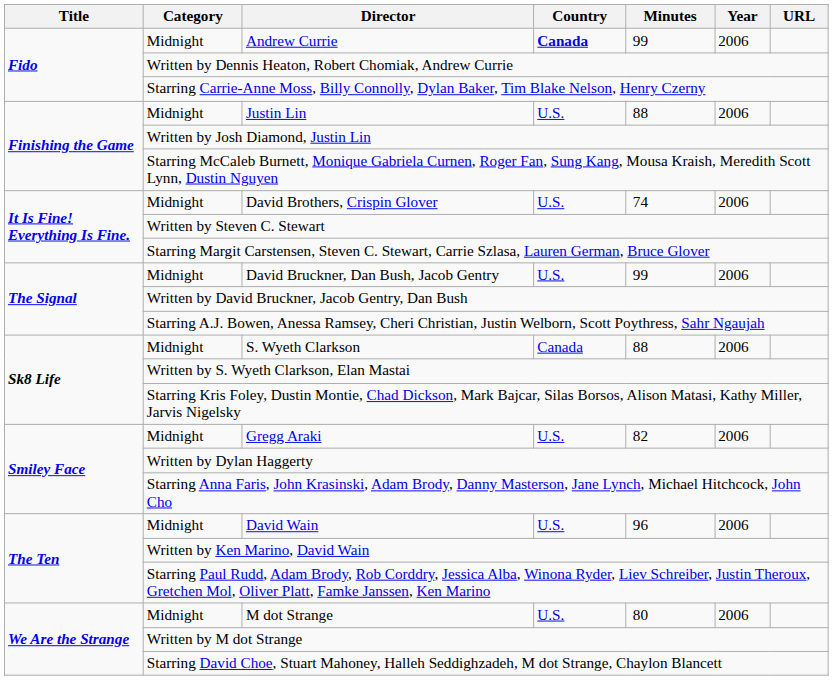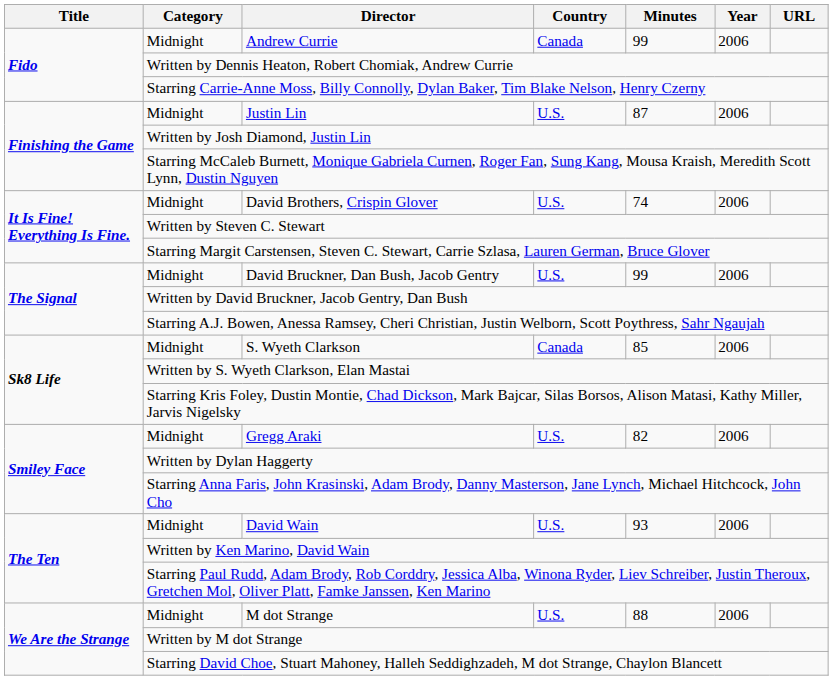(563, 40) bold -> (560, 40) normal
(639, 112) 88 -> (639, 112) 87
(639, 347) 88 -> (639, 347) 85
(639, 525) 96 -> (639, 525) 93
(639, 615) 80 -> (639, 615) 88
